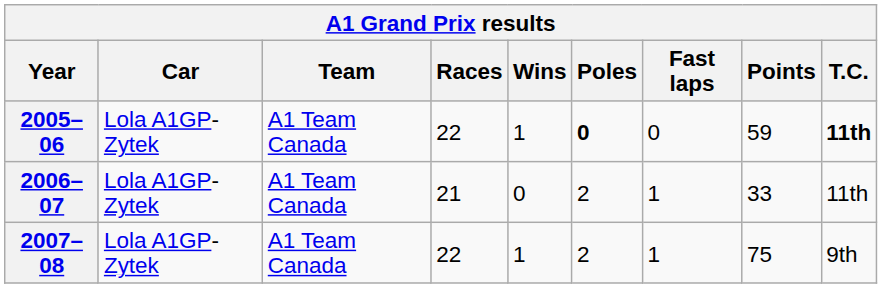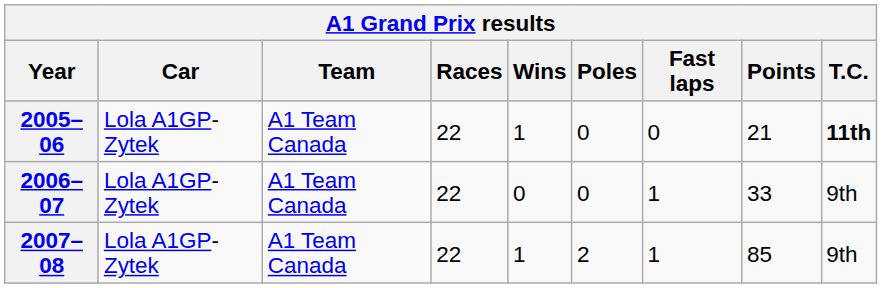(583, 132) bold -> (583, 132) normal
(760, 132) 59 -> (760, 132) 21
(449, 192) 21 -> (449, 192) 22
(583, 192) 2 -> (583, 192) 0
(847, 192) 11th -> (842, 192) 9th
(760, 253) 75 -> (760, 253) 85
